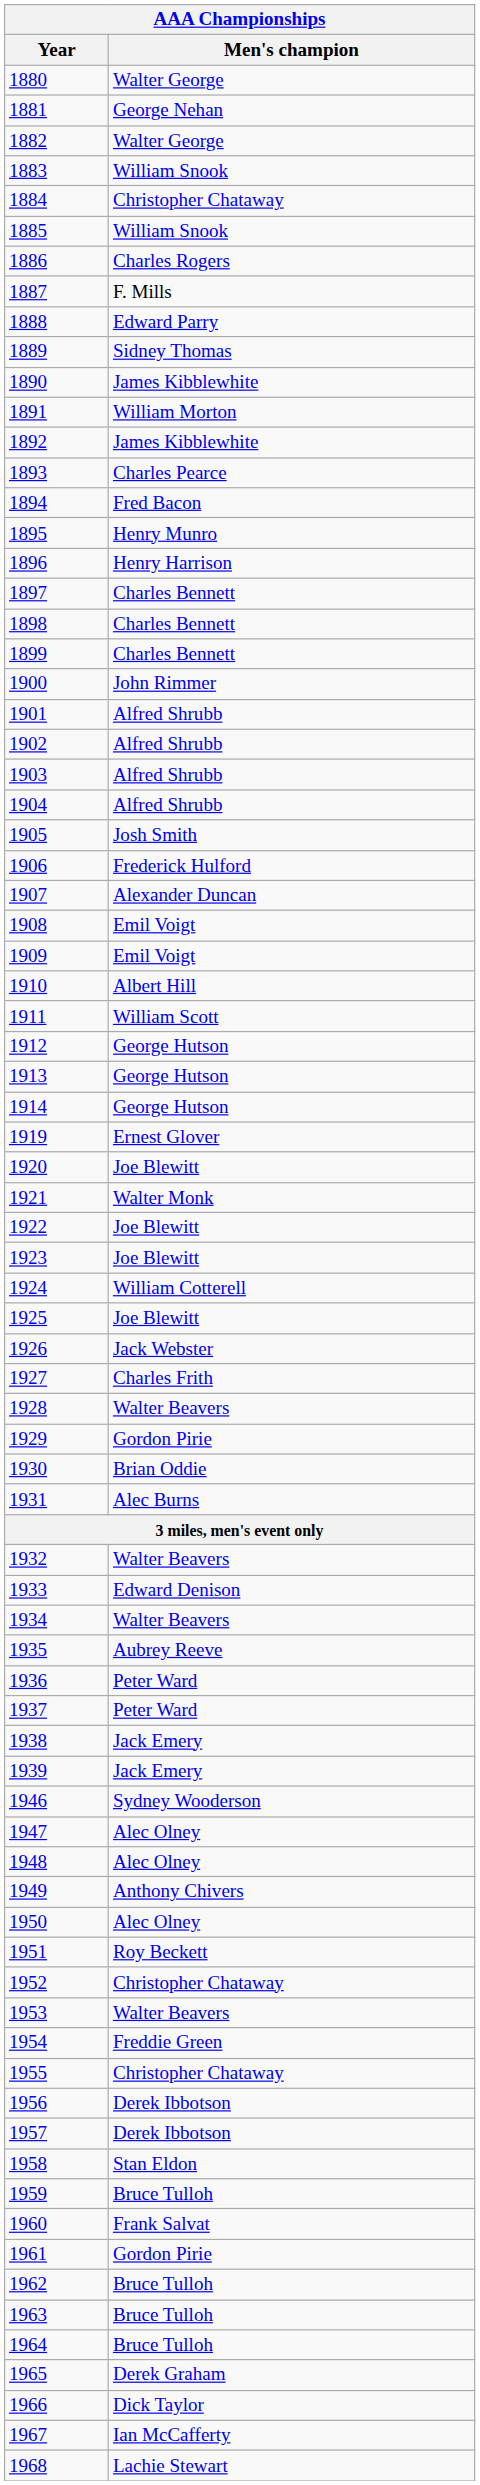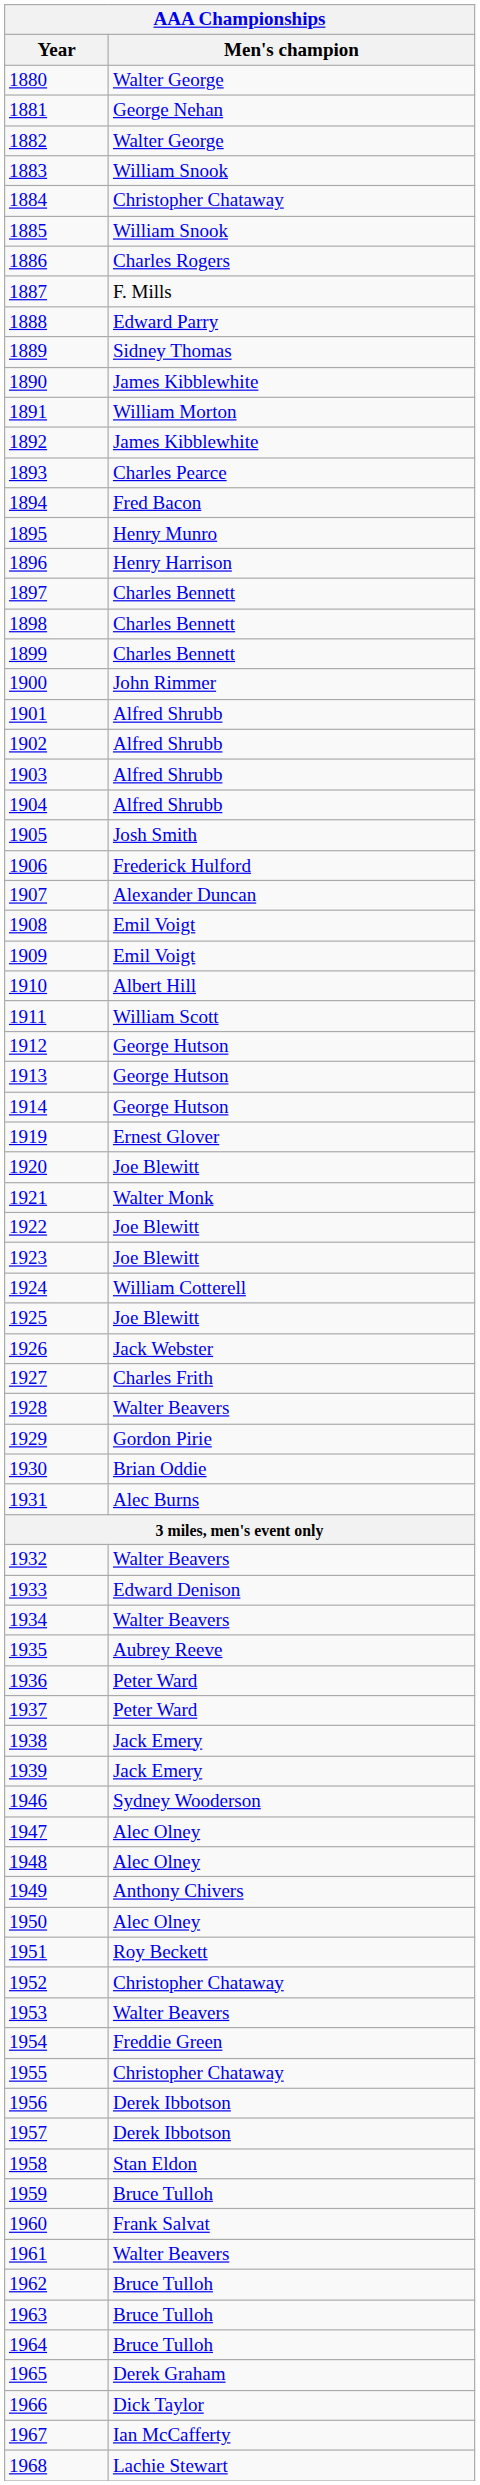(162, 2254) Gordon Pirie -> (171, 2254) Walter Beavers
